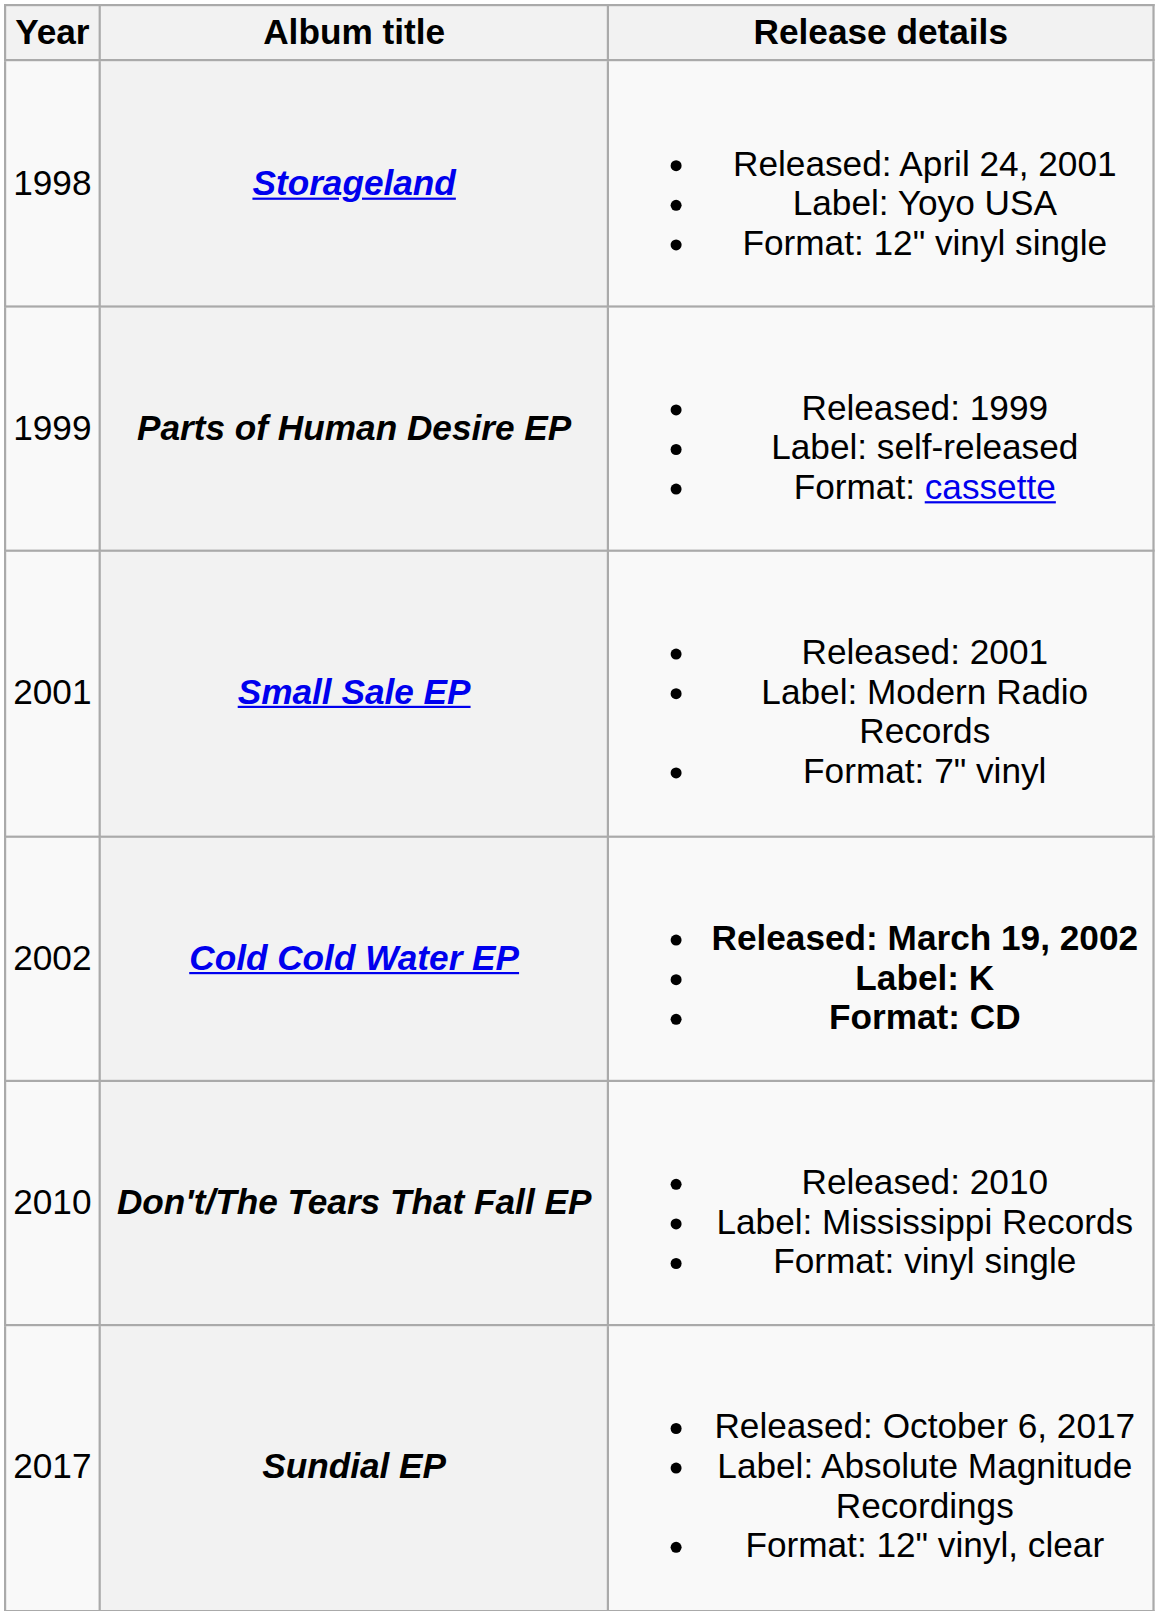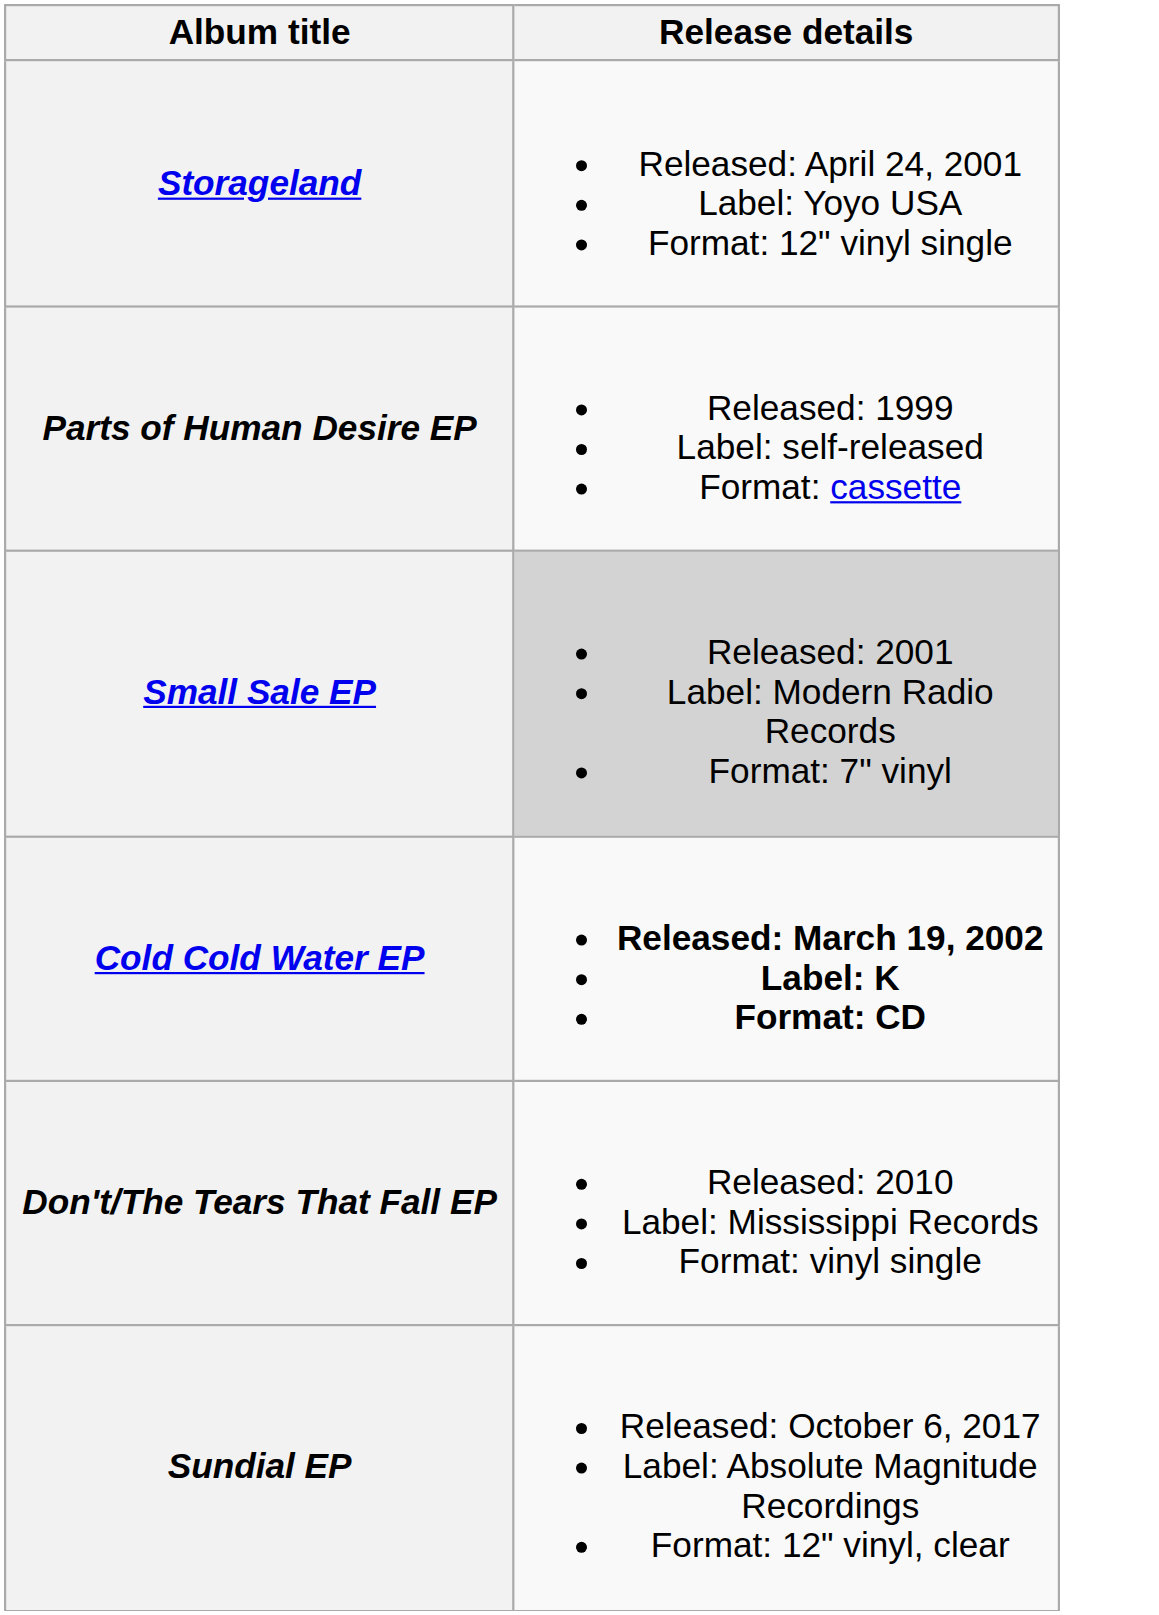- column: (52, 32)
(881, 713) no background -> (786, 713) lightgrey background
